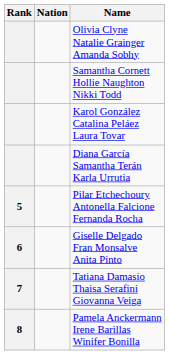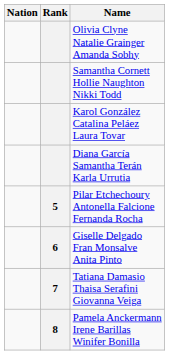columns swapped: (19, 13) <-> (52, 13)
